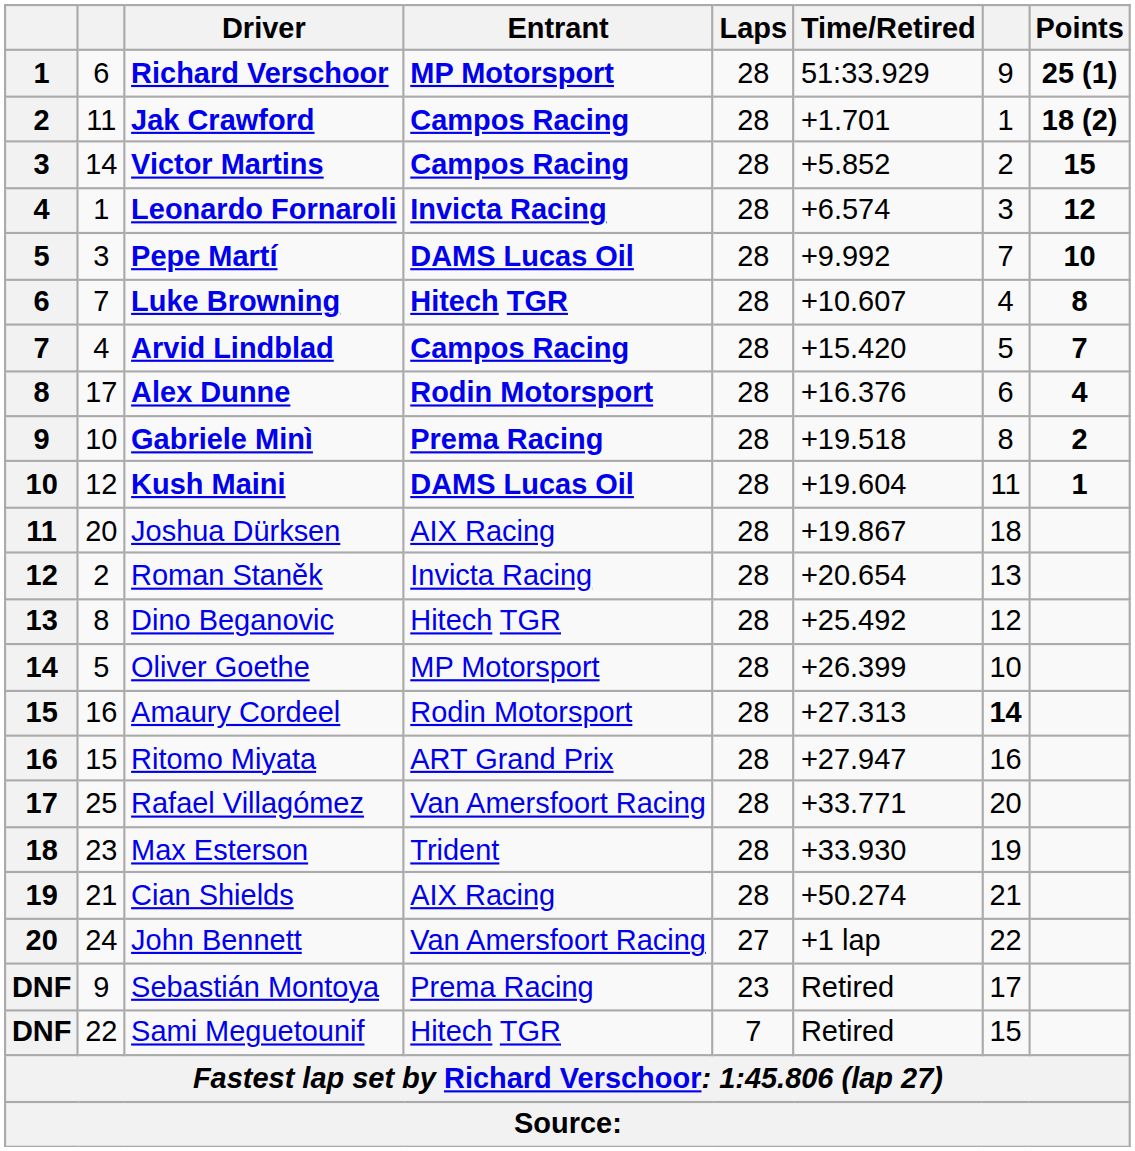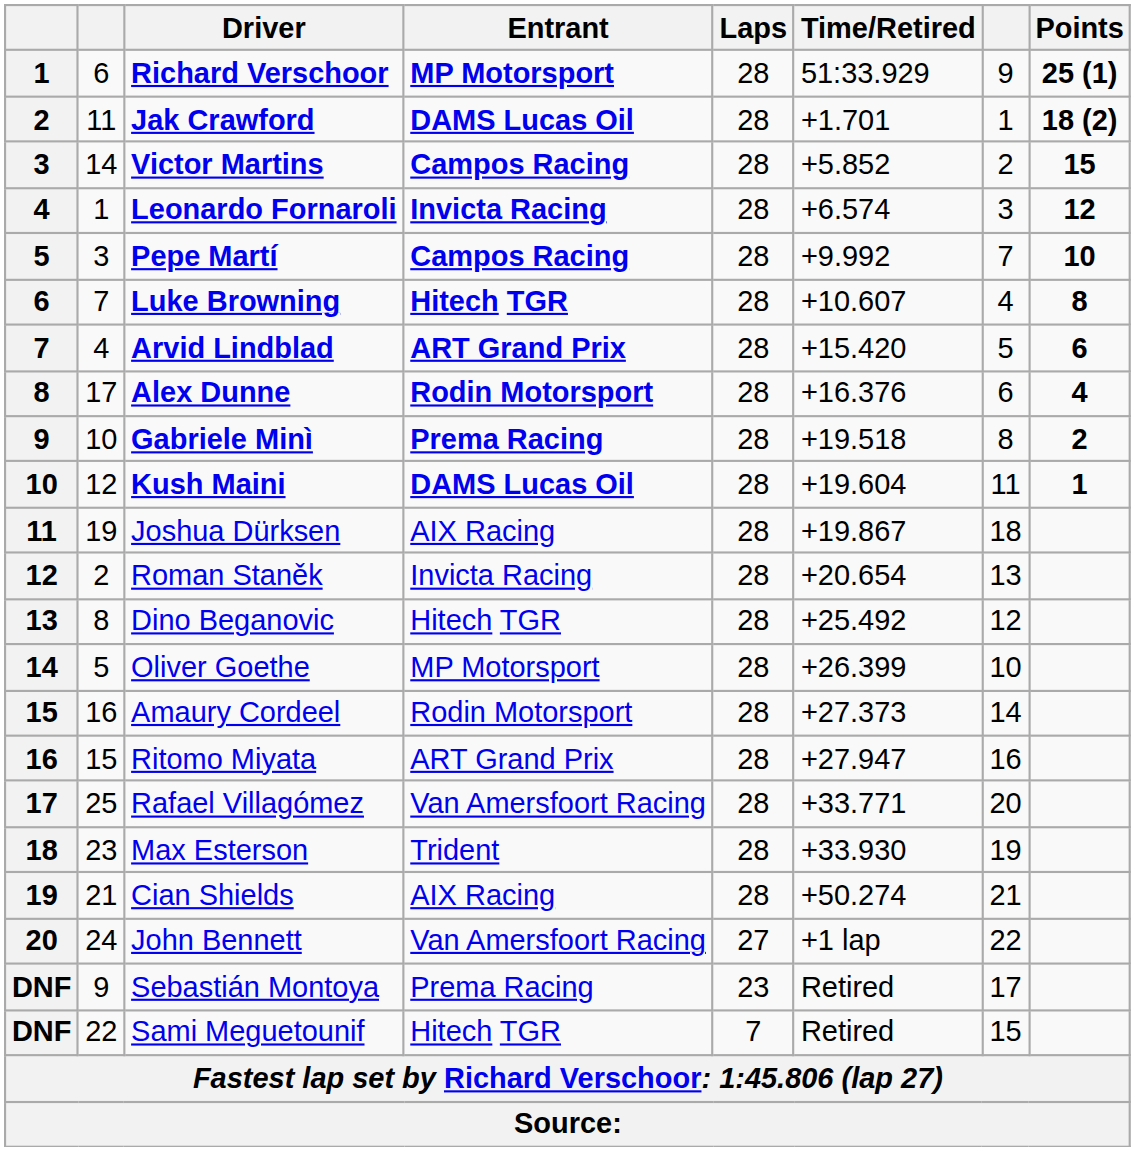(520, 119) Campos Racing -> (522, 119) DAMS Lucas Oil
(522, 256) DAMS Lucas Oil -> (520, 256) Campos Racing
(520, 347) Campos Racing -> (518, 347) ART Grand Prix
(1080, 347) 7 -> (1080, 347) 6
(101, 530) 20 -> (101, 530) 19
(854, 712) +27.313 -> (854, 712) +27.373
(1006, 712) bold -> (1006, 712) normal
